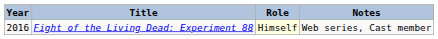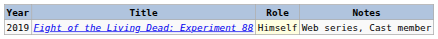(18, 27) 2016 -> (18, 27) 2019
